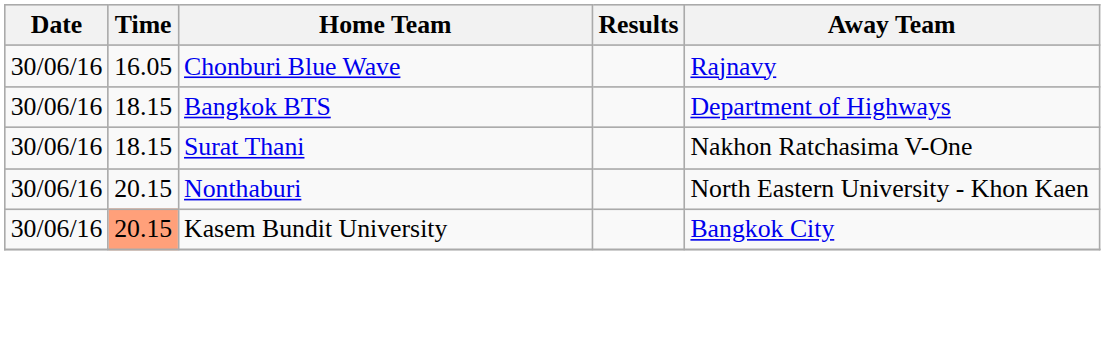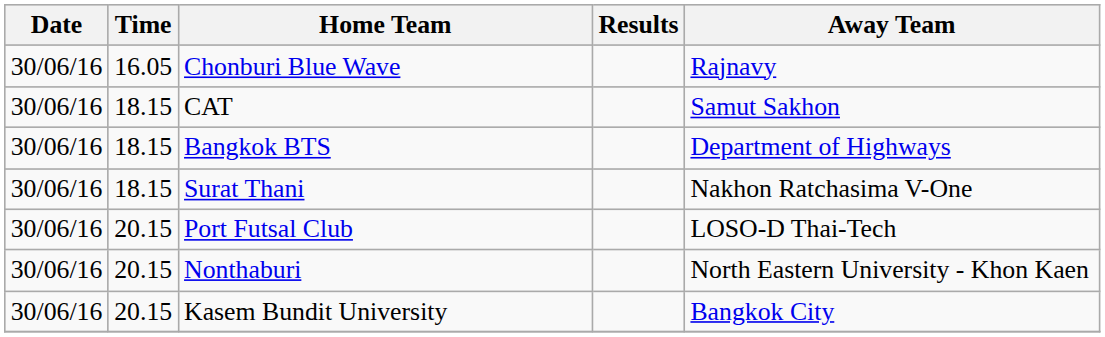+ row: (208, 106)
+ row: (268, 229)
(143, 229) lightsalmon background -> (143, 310) no background
